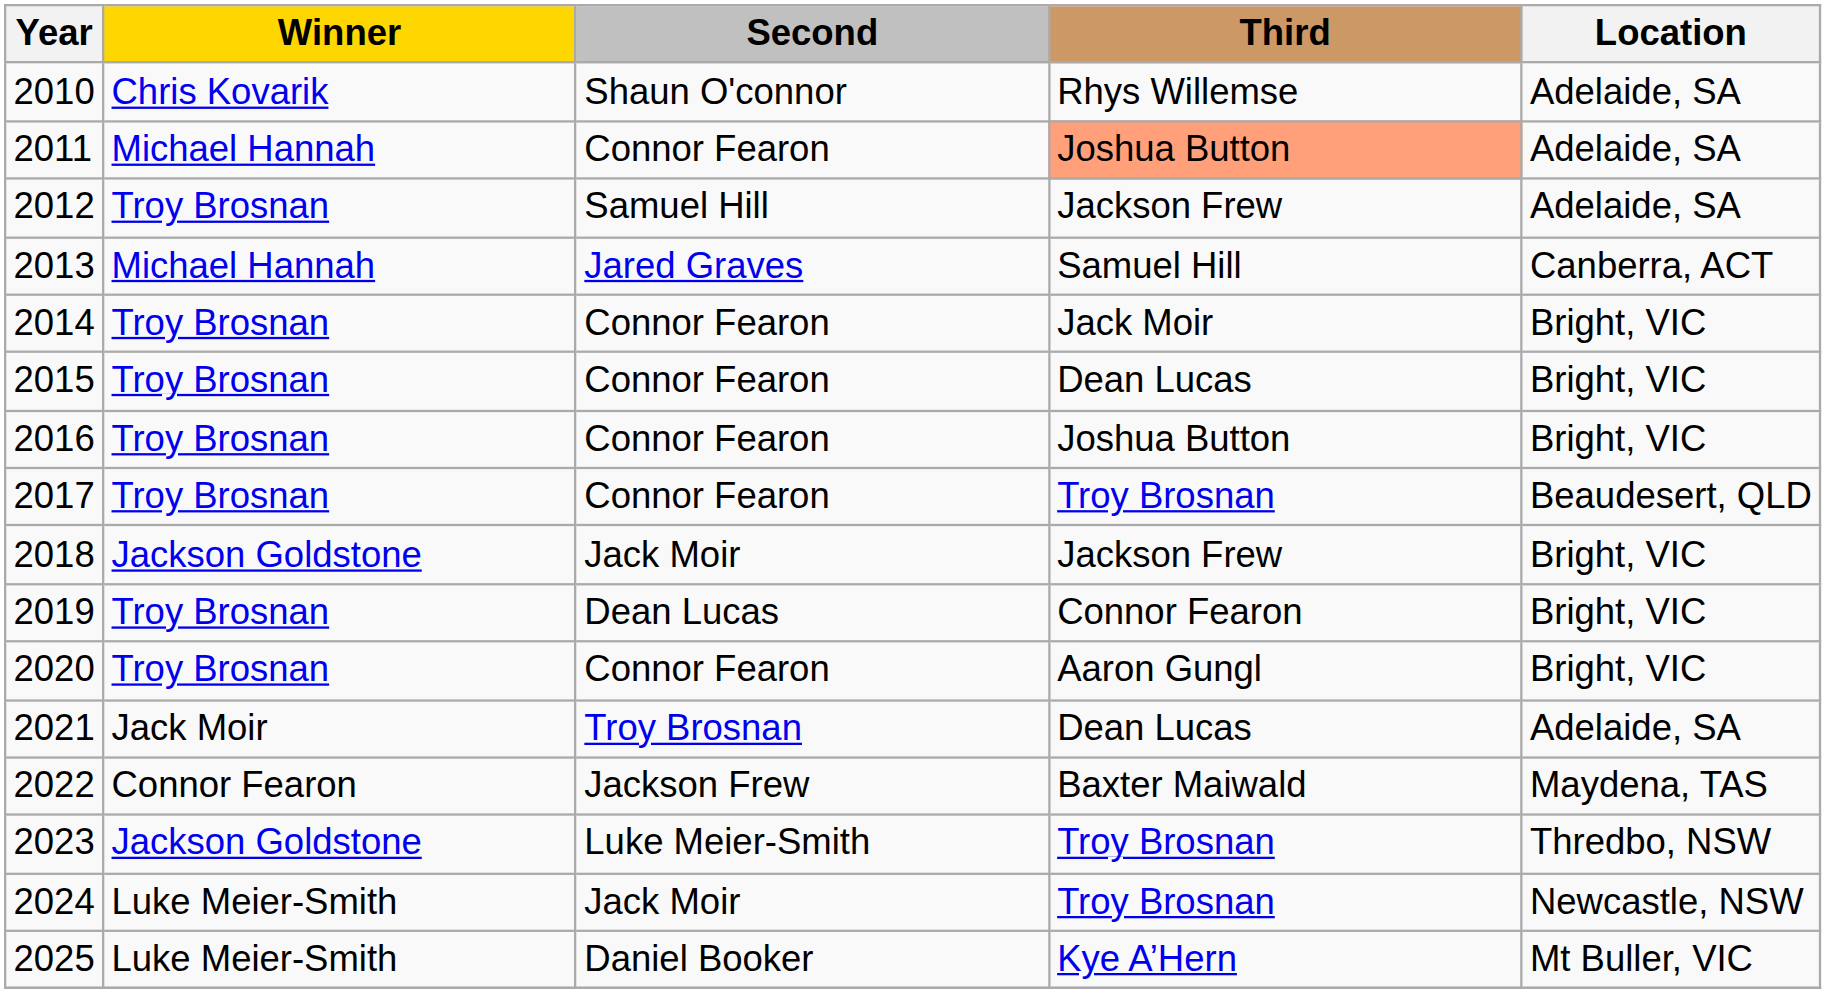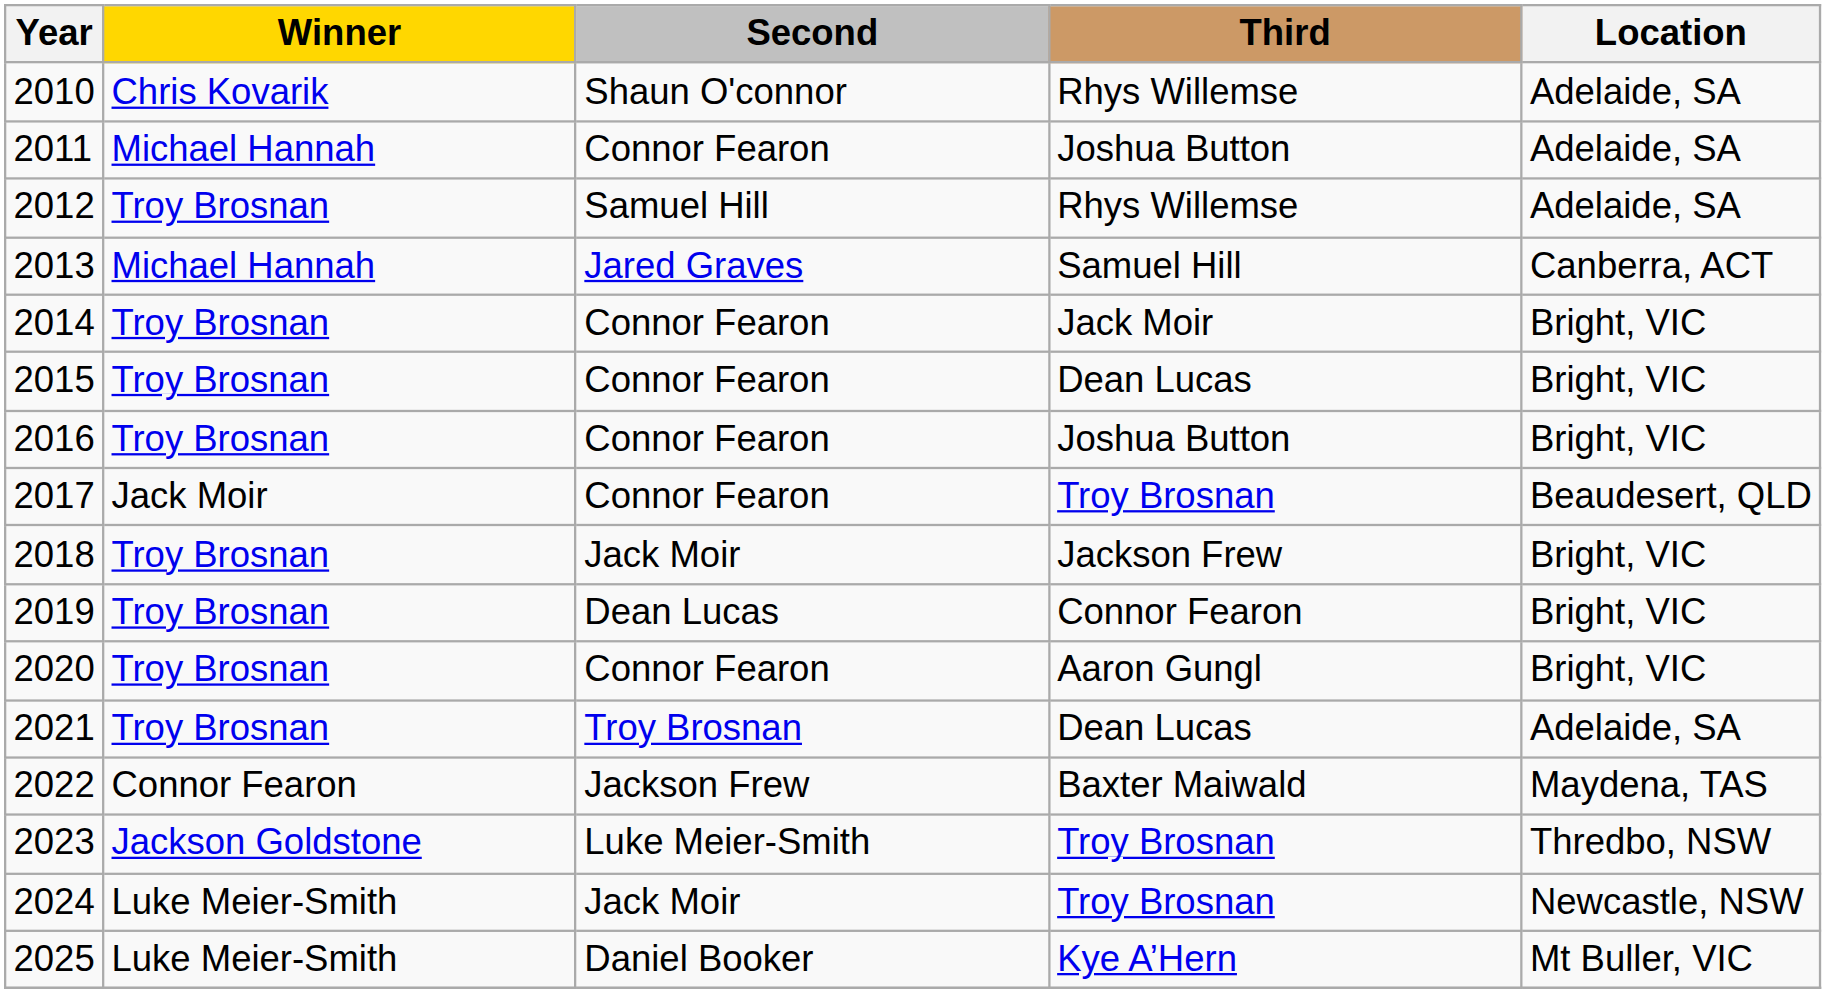(1174, 149) lightsalmon background -> (1174, 149) no background
(1170, 206) Jackson Frew -> (1178, 206) Rhys Willemse
(220, 496) Troy Brosnan -> (190, 496) Jack Moir
(267, 554) Jackson Goldstone -> (220, 554) Troy Brosnan
(190, 727) Jack Moir -> (220, 727) Troy Brosnan
